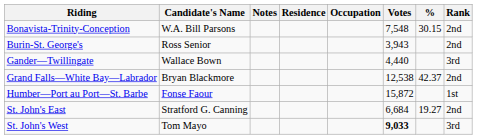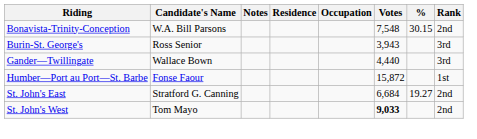(454, 45) 2nd -> (444, 45) 3rd
- row: (82, 77)
(453, 126) 3rd -> (445, 110) 2nd
